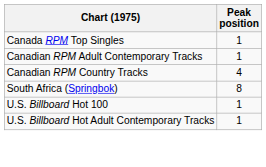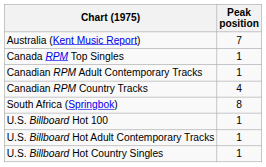+ row: (74, 40)
+ row: (85, 154)
